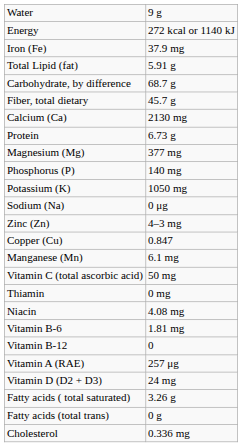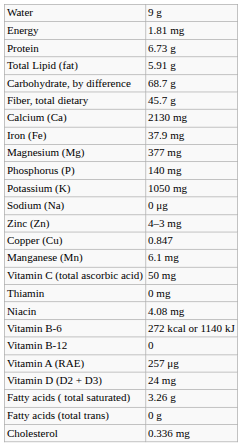(191, 30) 272 kcal or 1140 kJ -> (166, 30) 1.81 mg
rows swapped: (23, 135) <-> (27, 48)
(166, 328) 1.81 mg -> (191, 328) 272 kcal or 1140 kJ
